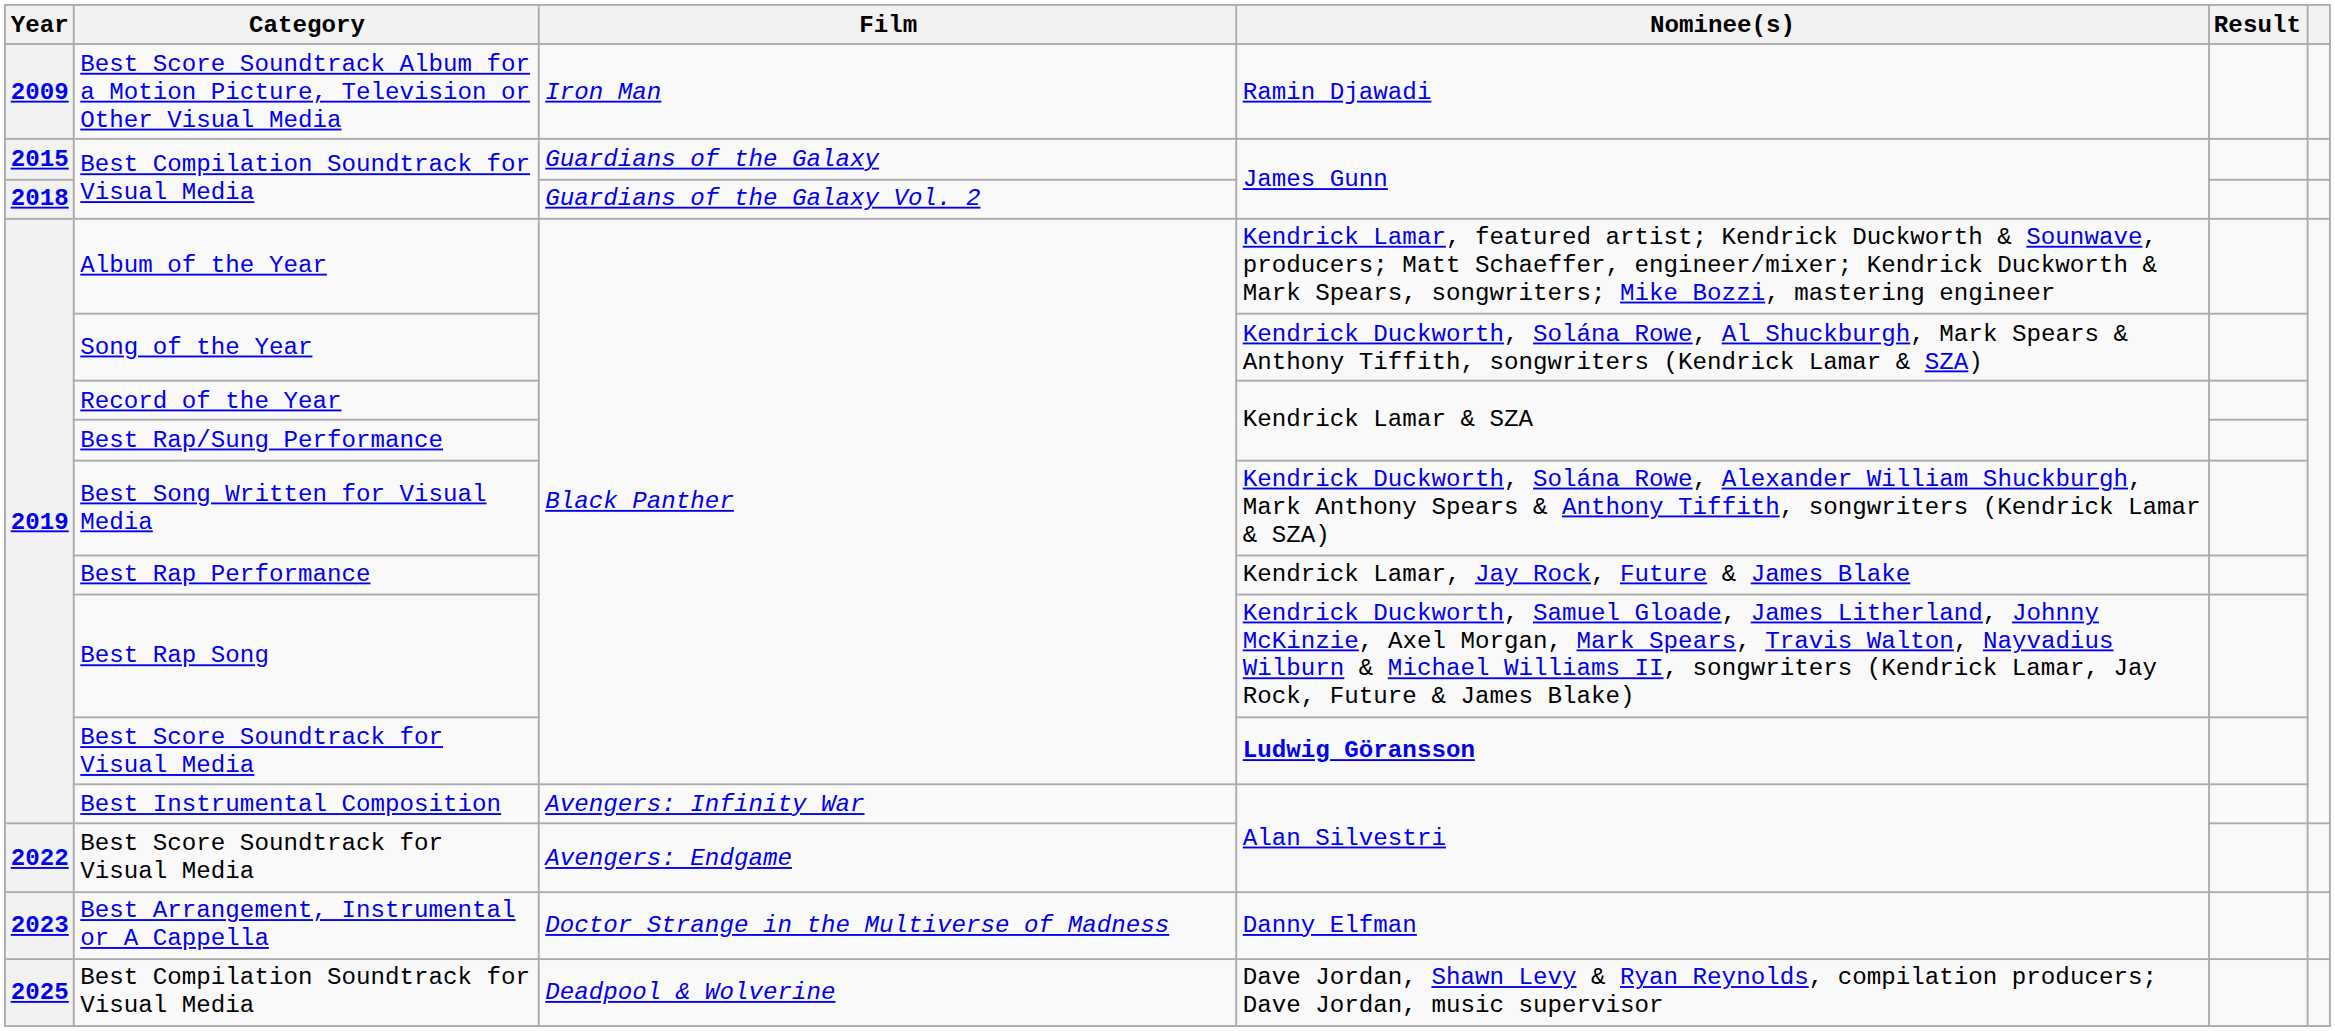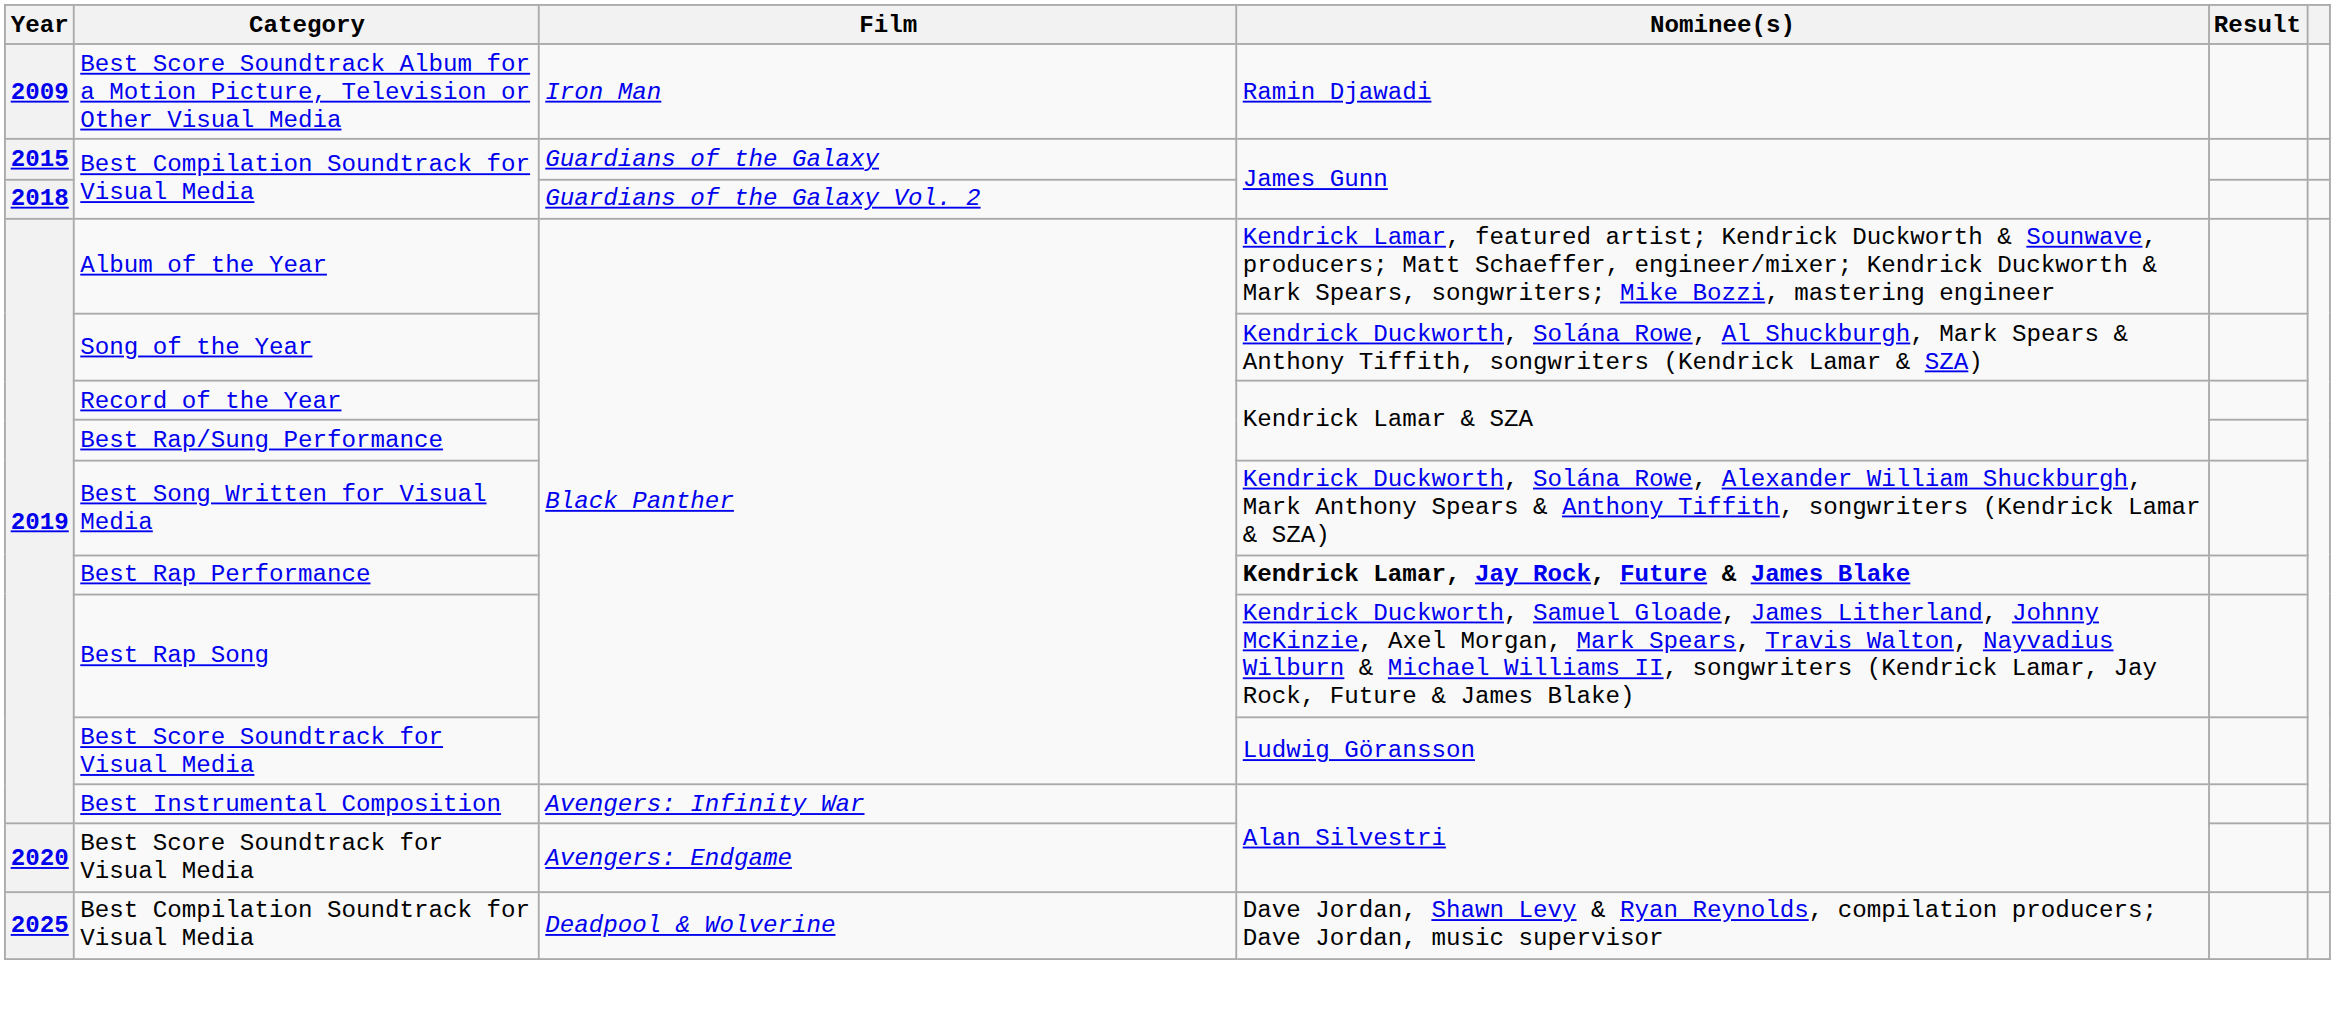(1577, 575) normal -> (1577, 575) bold
(1359, 751) bold -> (1359, 751) normal
(40, 858) 2022 -> (40, 858) 2020
- row: (298, 925)
